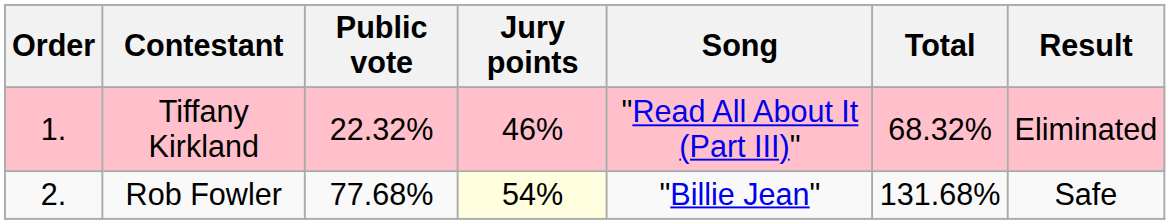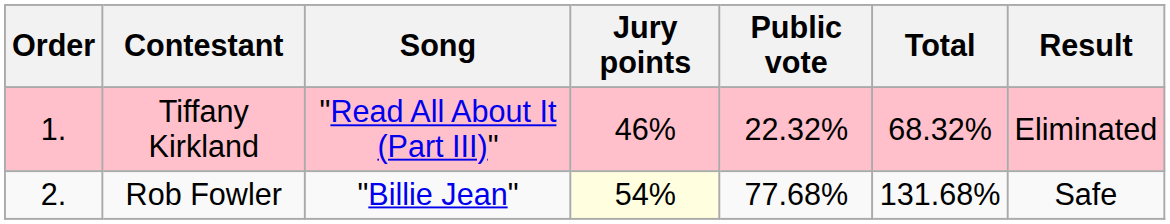columns swapped: (740, 45) <-> (382, 45)
